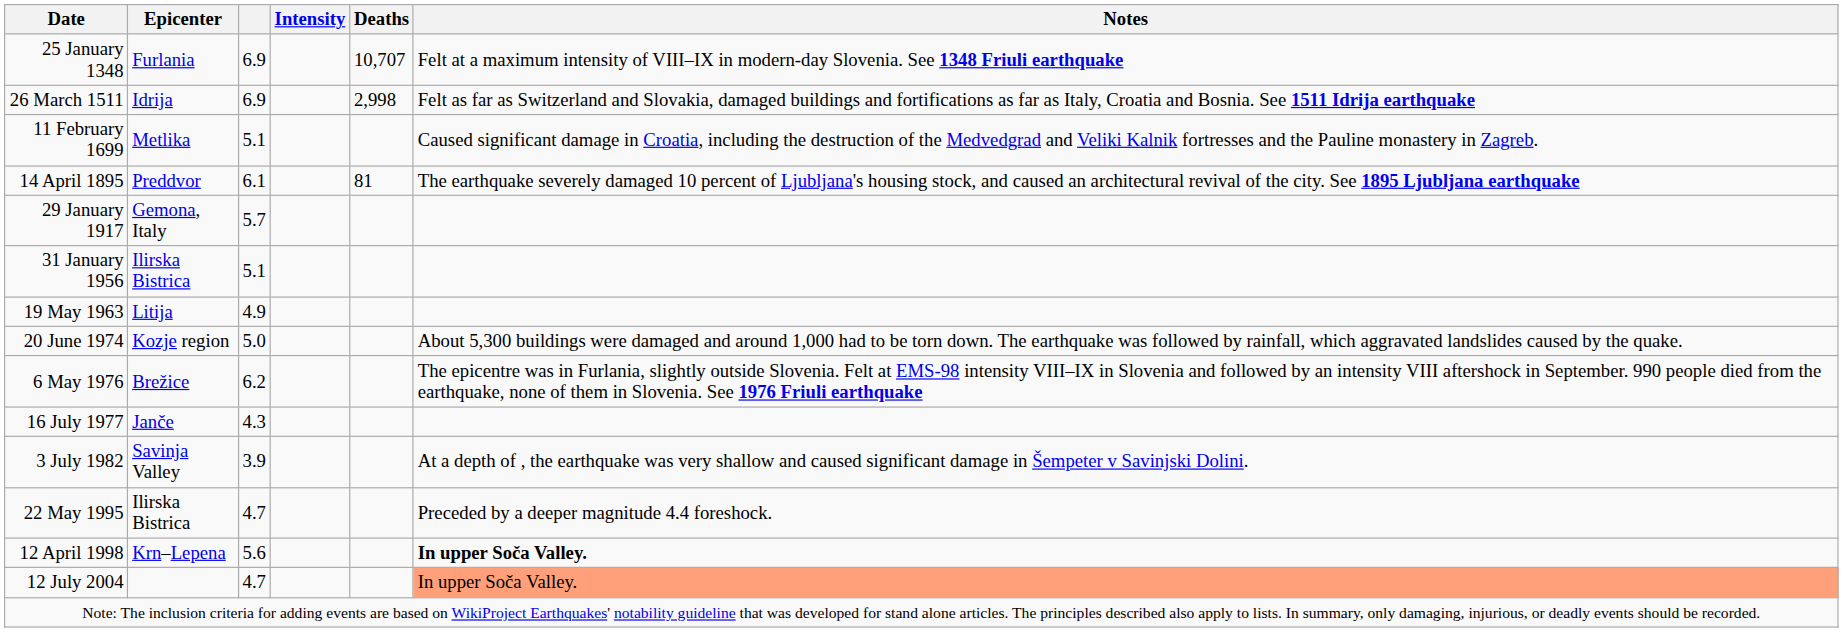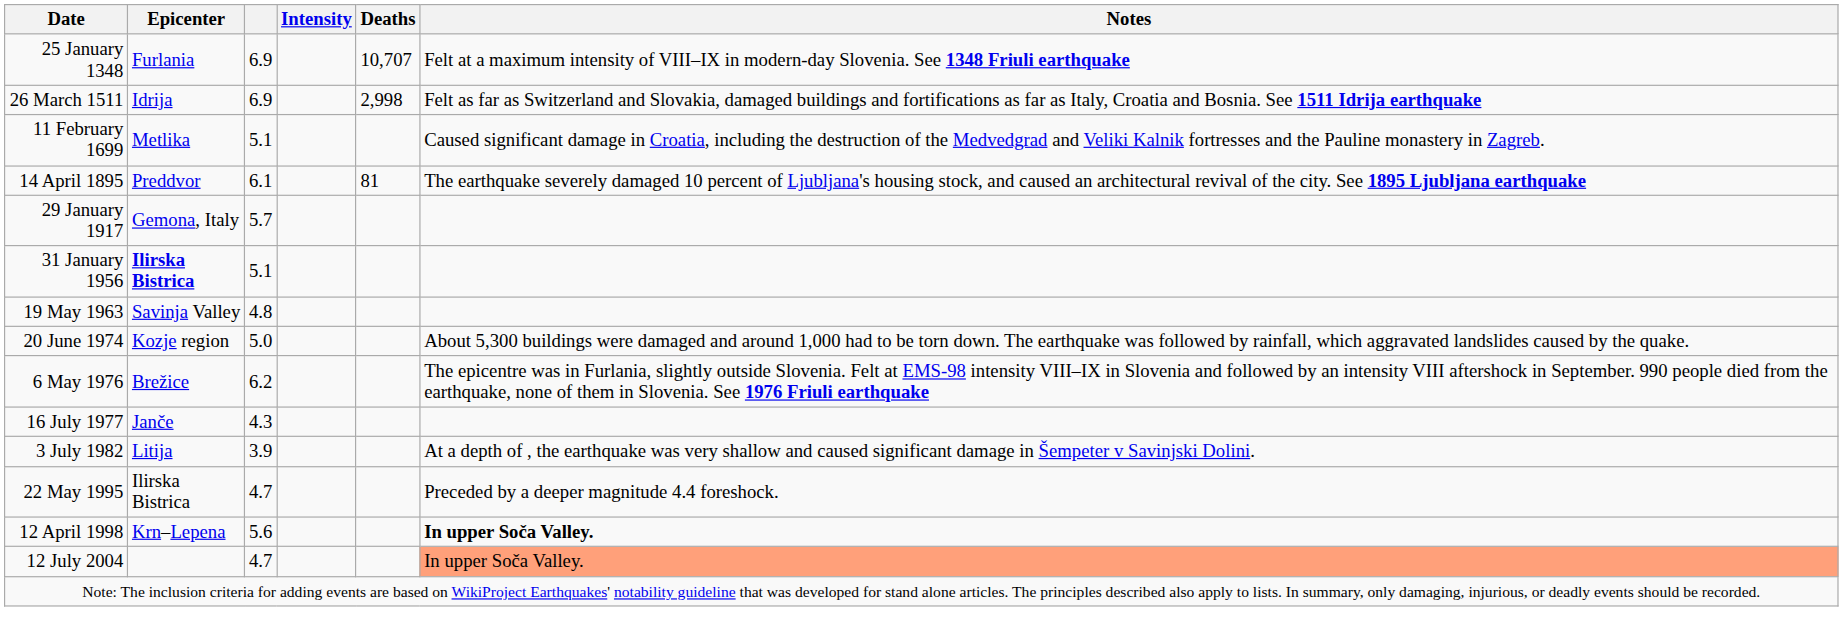(161, 271) normal -> (163, 271) bold
(152, 311) Litija -> (186, 311) Savinja Valley
(254, 311) 4.9 -> (261, 311) 4.8
(160, 461) Savinja Valley -> (152, 451) Litija
